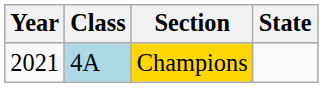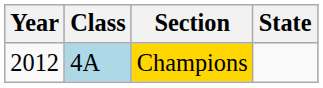(35, 62) 2021 -> (35, 62) 2012
